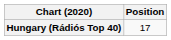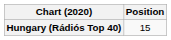(145, 27) 17 -> (145, 27) 15
